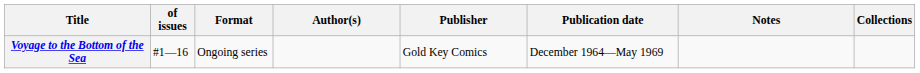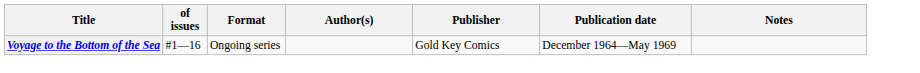- column: (884, 20)
